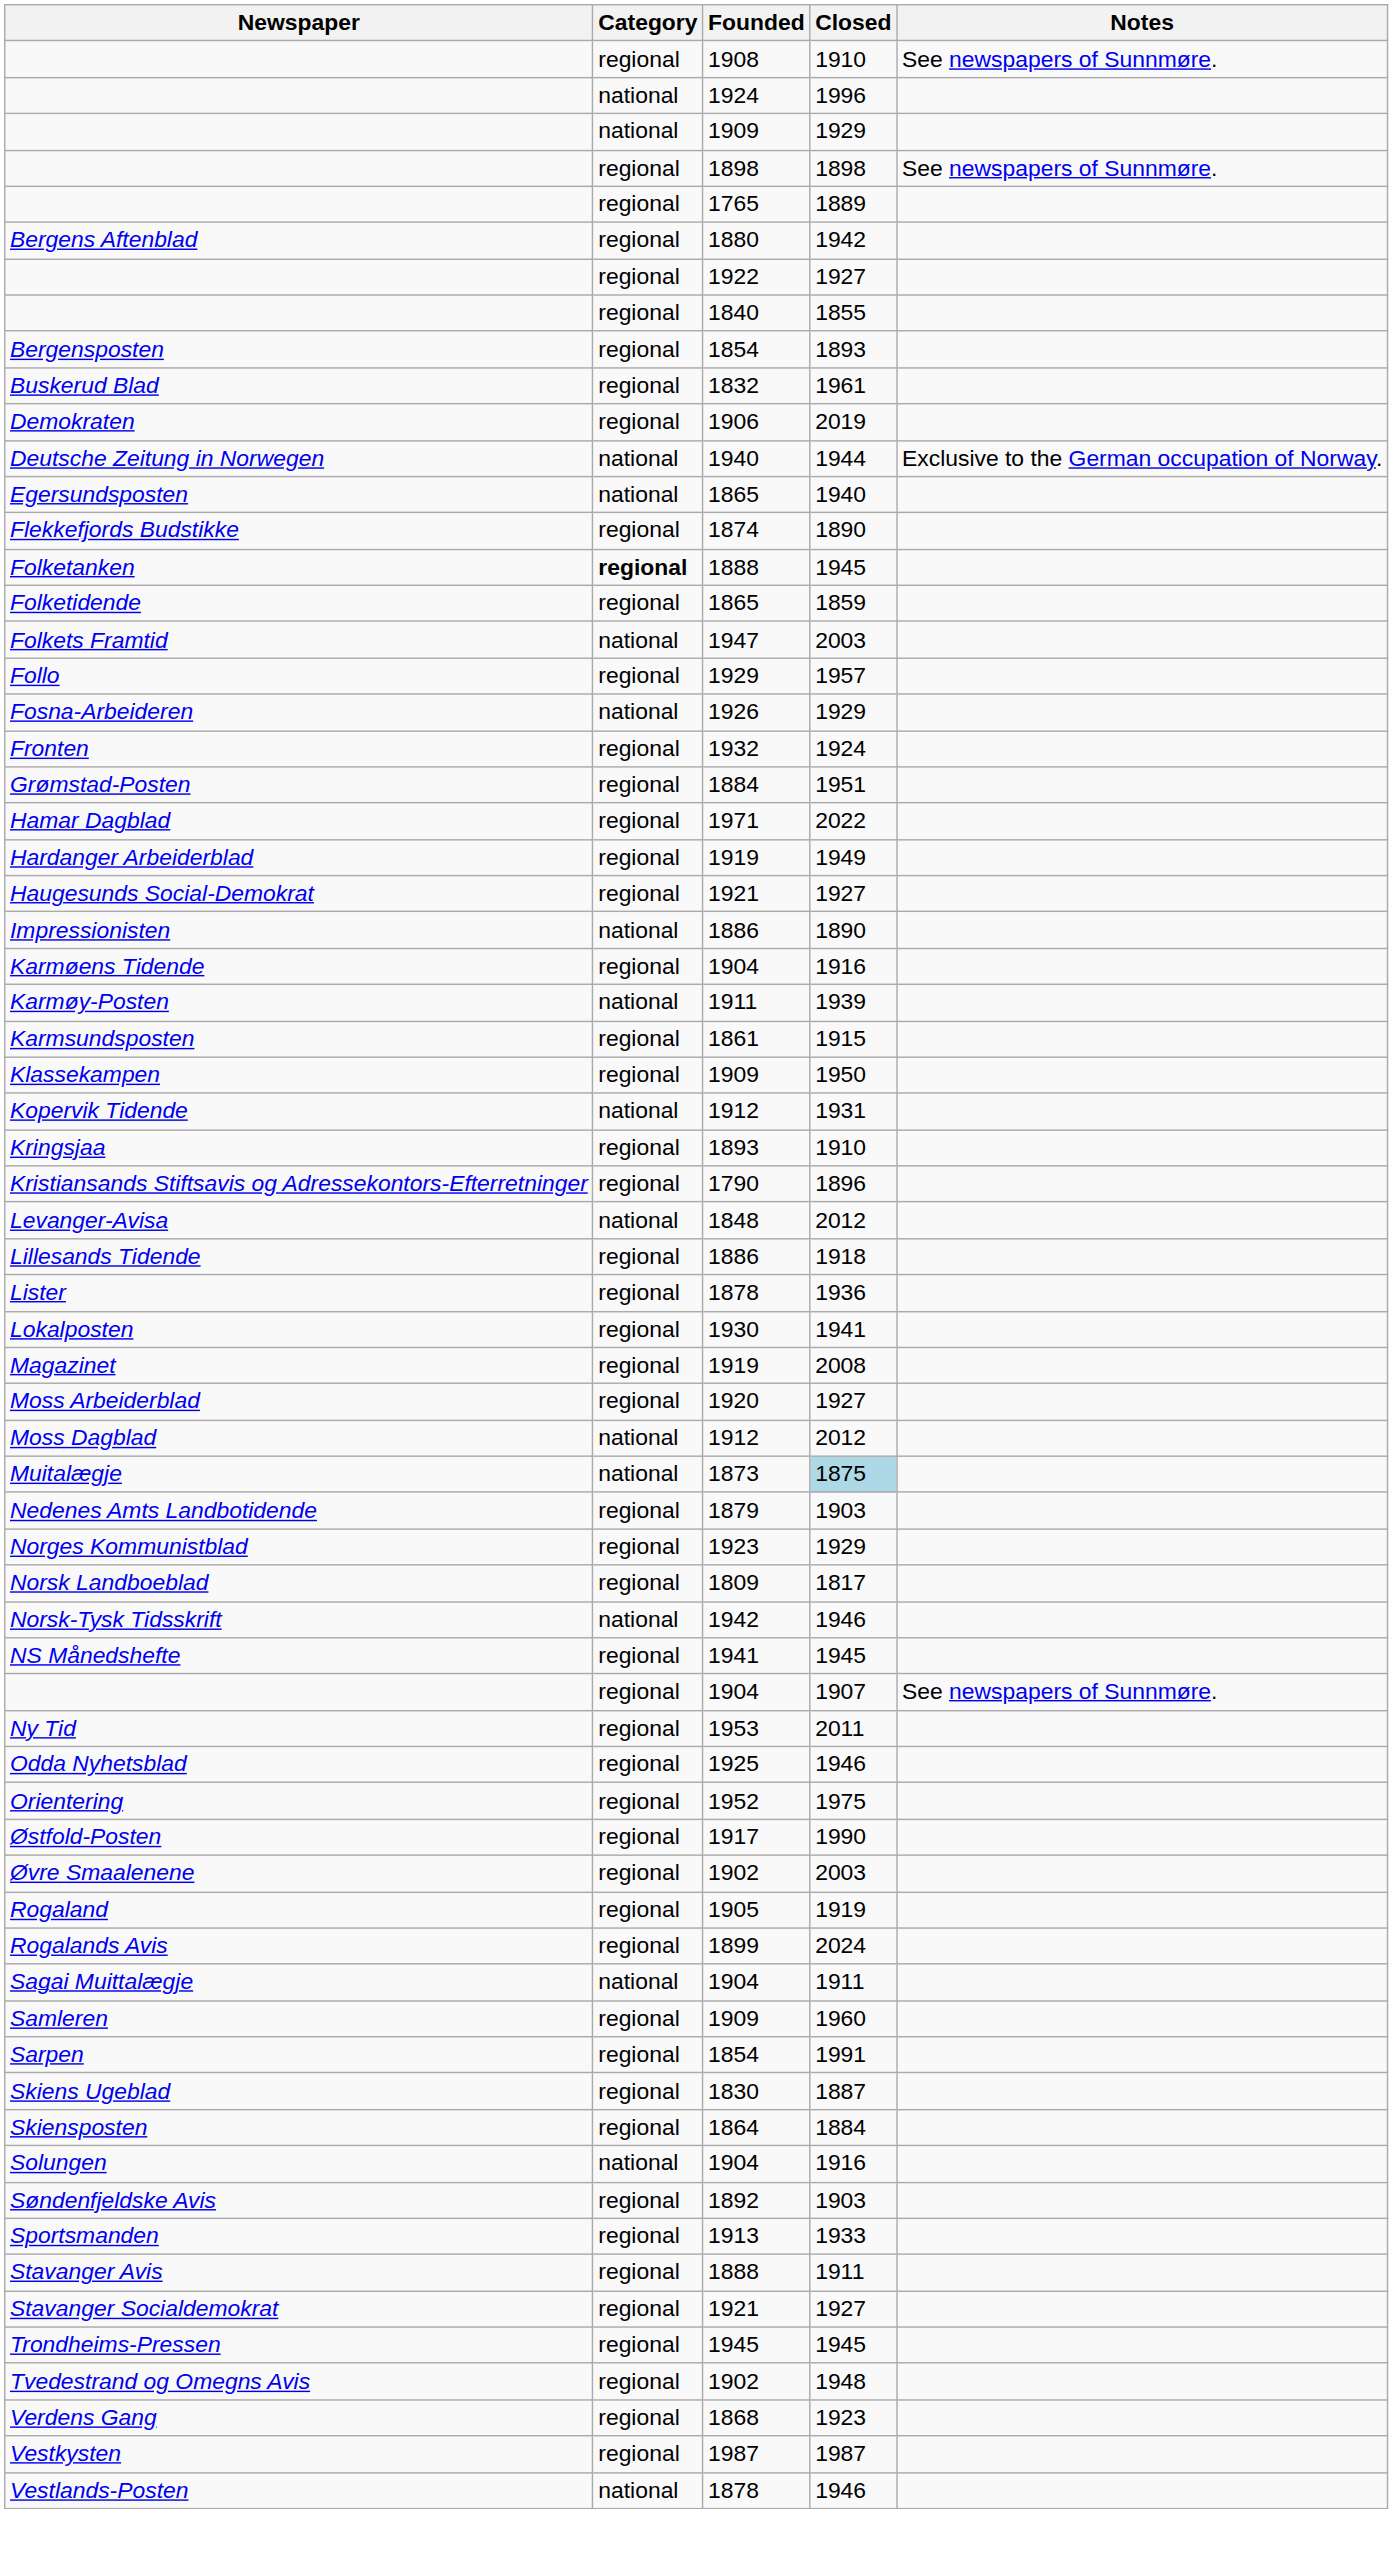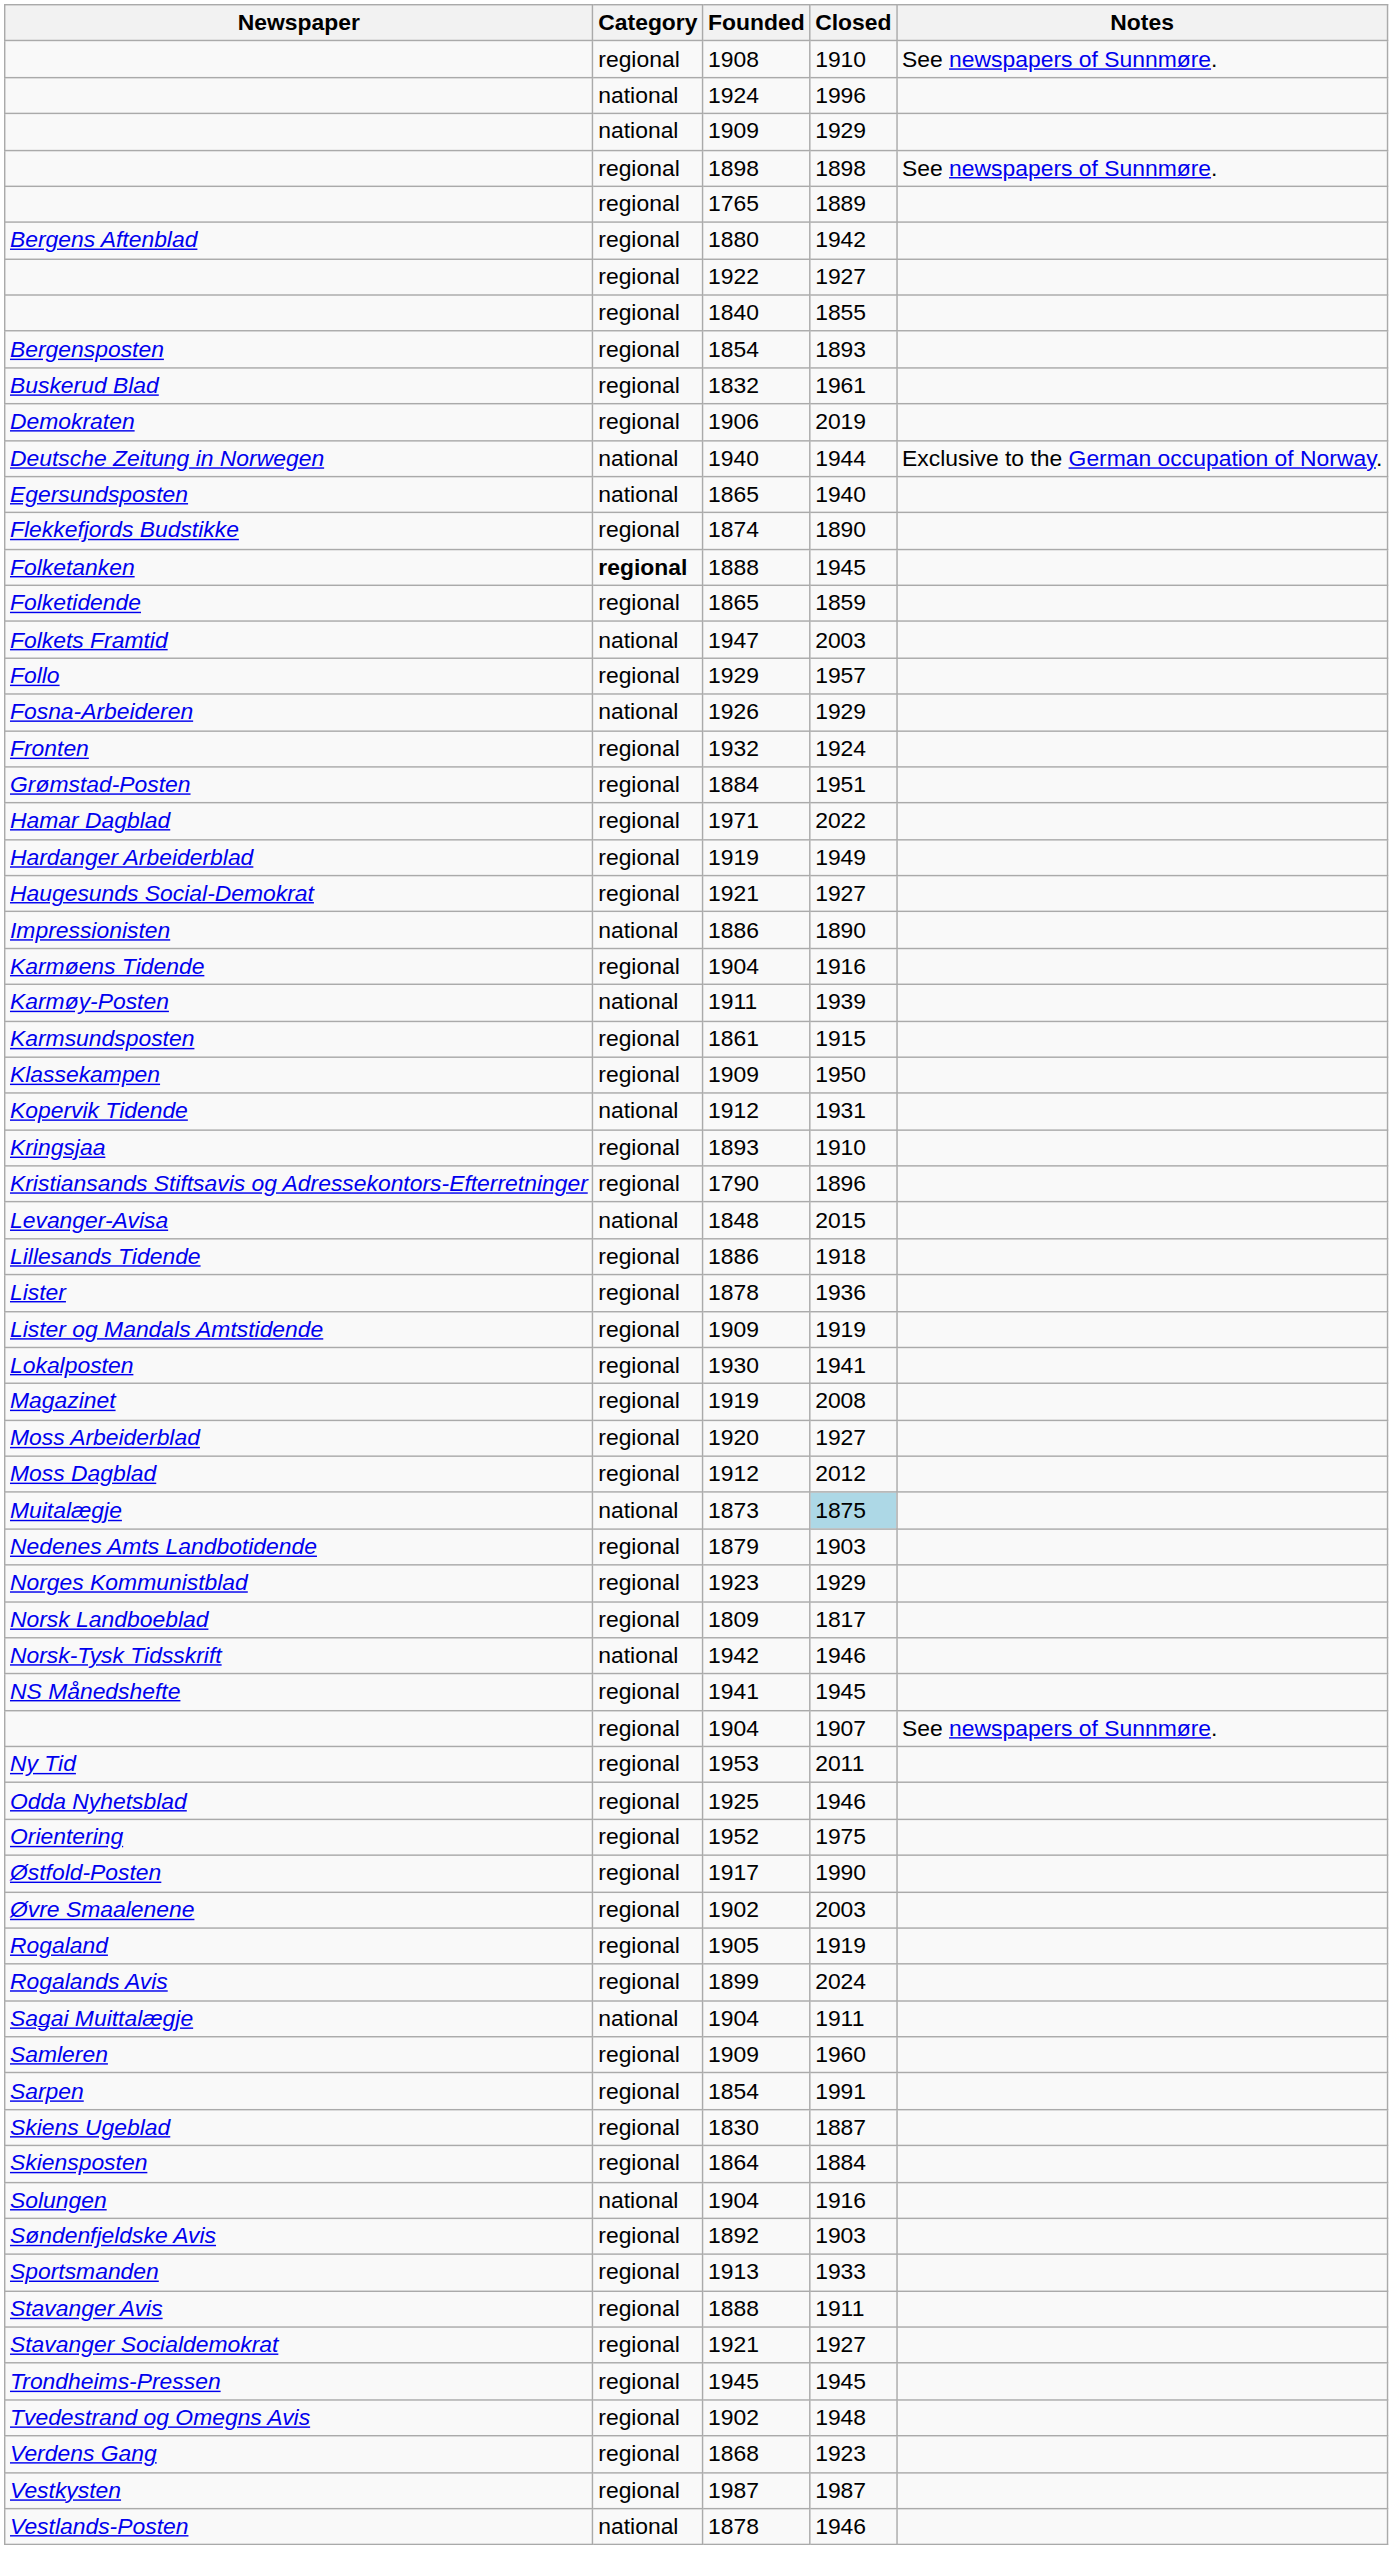(841, 1220) 2012 -> (841, 1220) 2015
+ row: (167, 1328)
(638, 1437) national -> (639, 1474) regional
